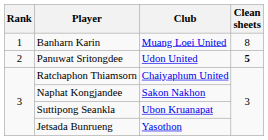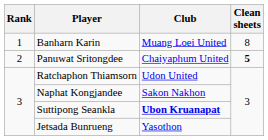(170, 59) Udon United -> (185, 59) Chaiyaphum United
(185, 76) Chaiyaphum United -> (170, 76) Udon United
(177, 110) normal -> (181, 110) bold
